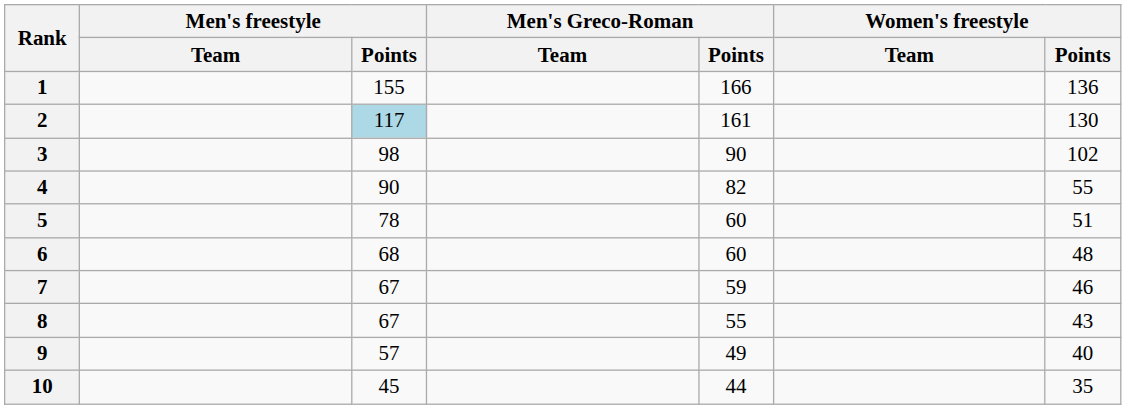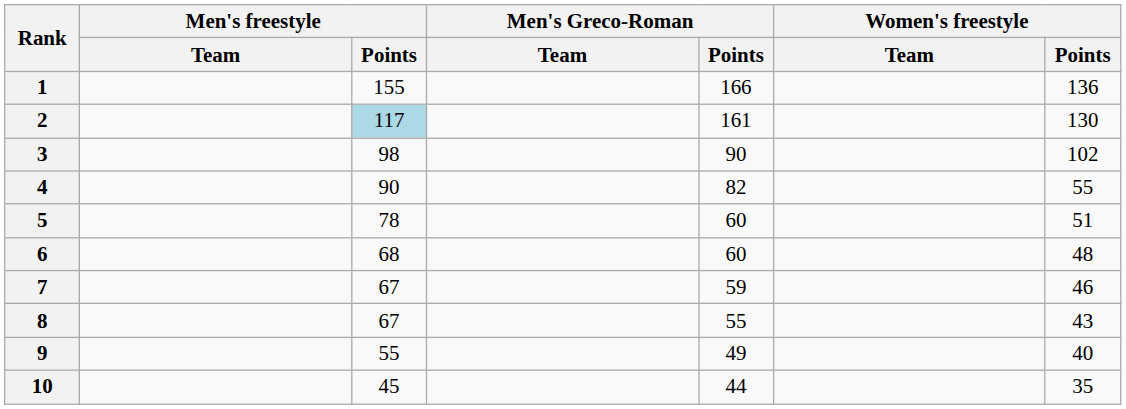(389, 353) 57 -> (389, 353) 55
